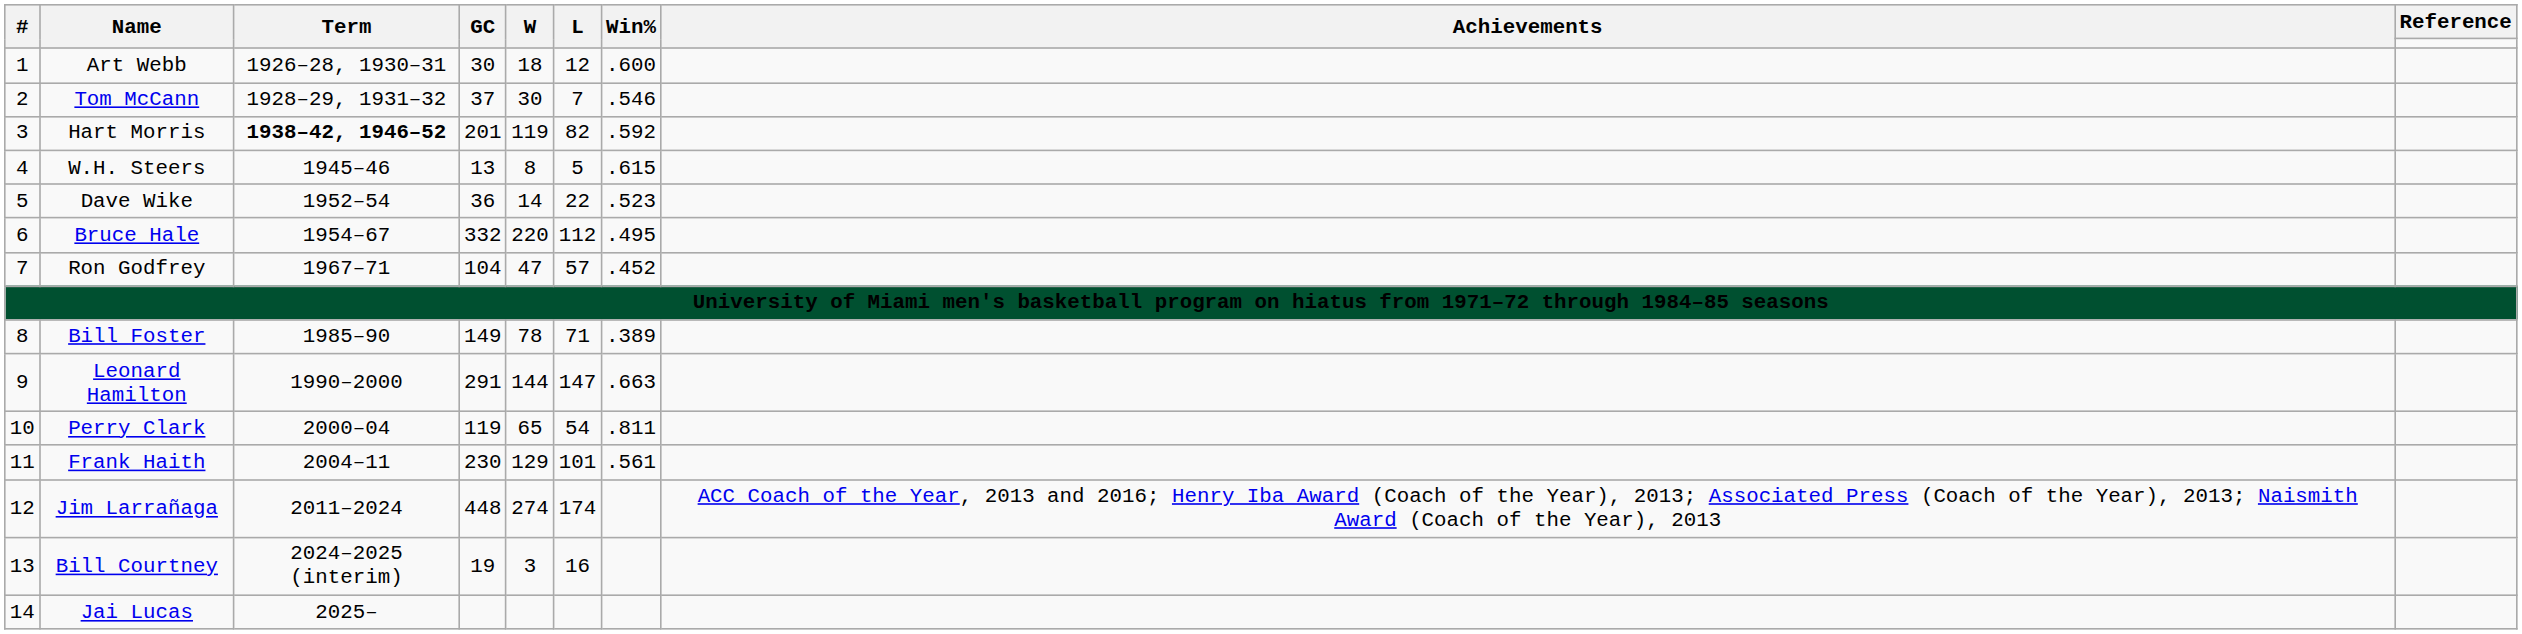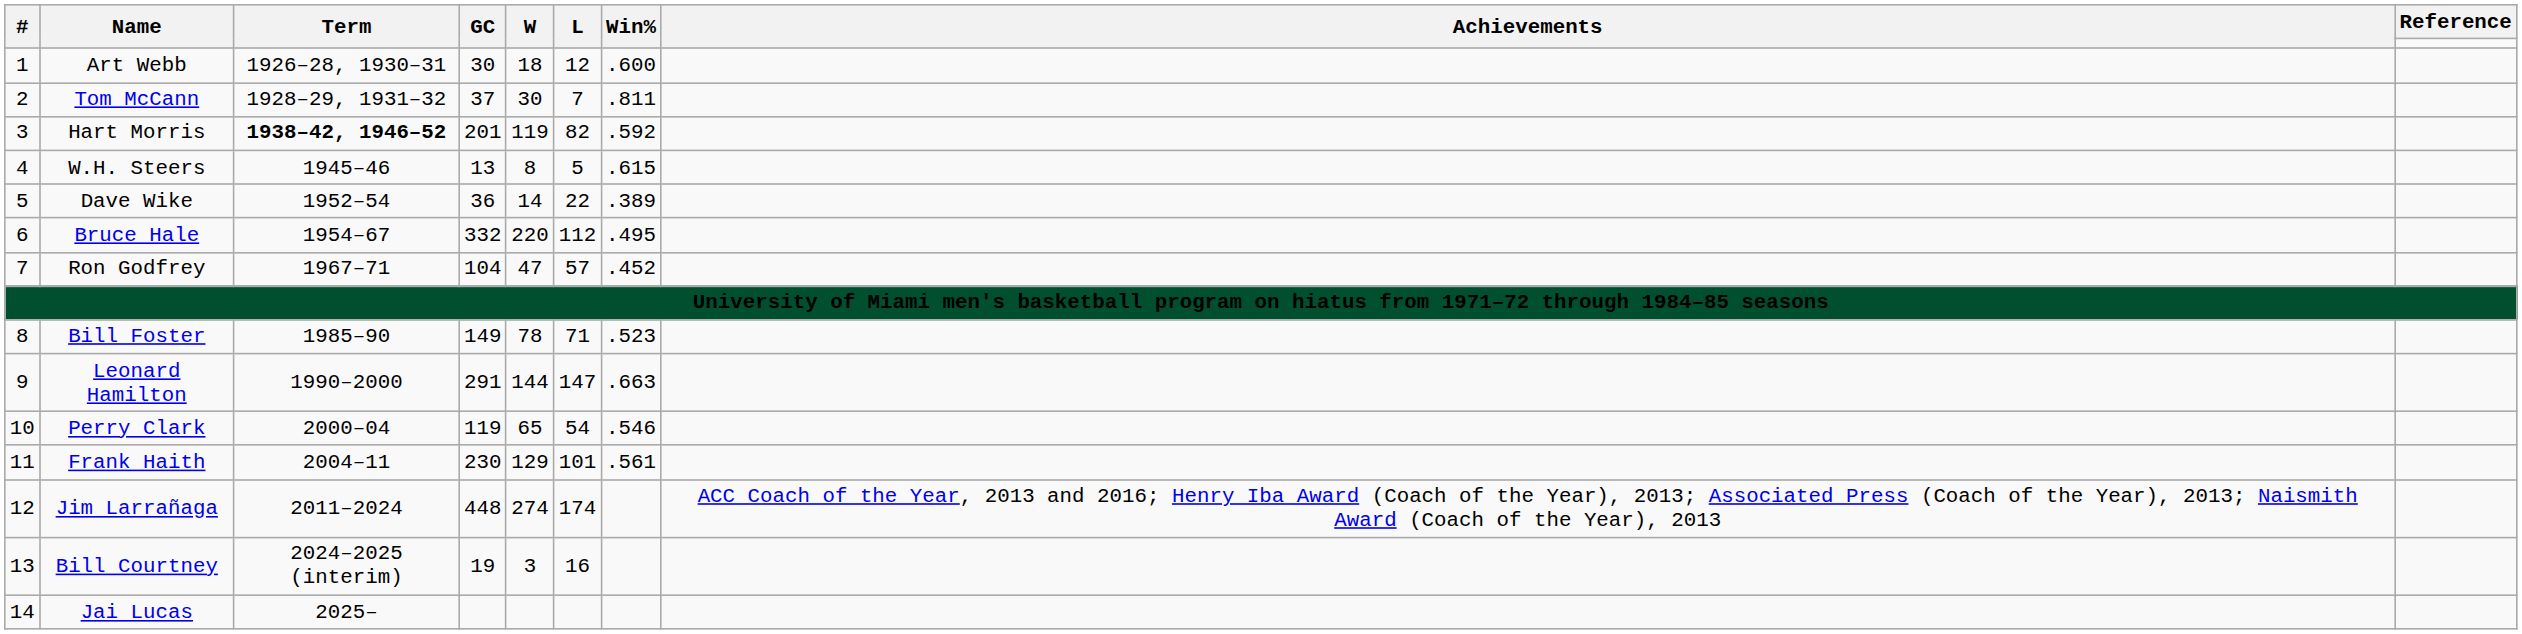(631, 99) .546 -> (631, 99) .811
(631, 201) .523 -> (631, 201) .389
(631, 337) .389 -> (631, 337) .523
(631, 429) .811 -> (631, 429) .546
